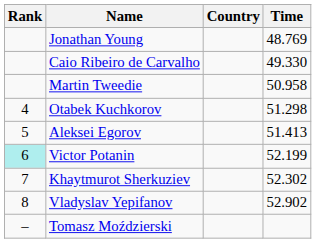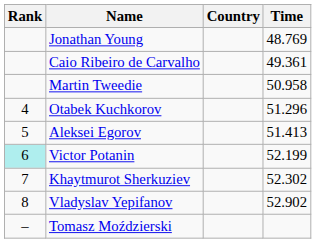(287, 62) 49.330 -> (287, 62) 49.361
(287, 109) 51.298 -> (287, 109) 51.296
